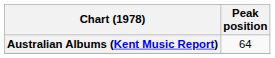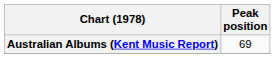(245, 44) 64 -> (245, 44) 69
